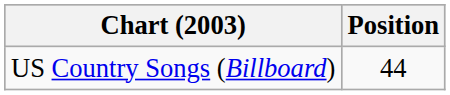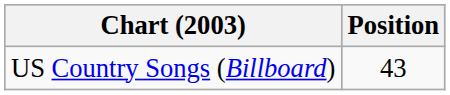(393, 67) 44 -> (393, 67) 43
